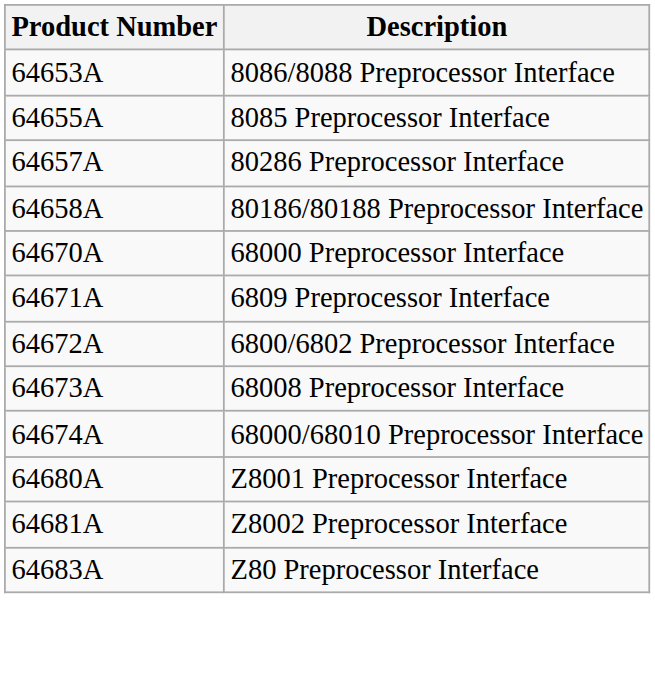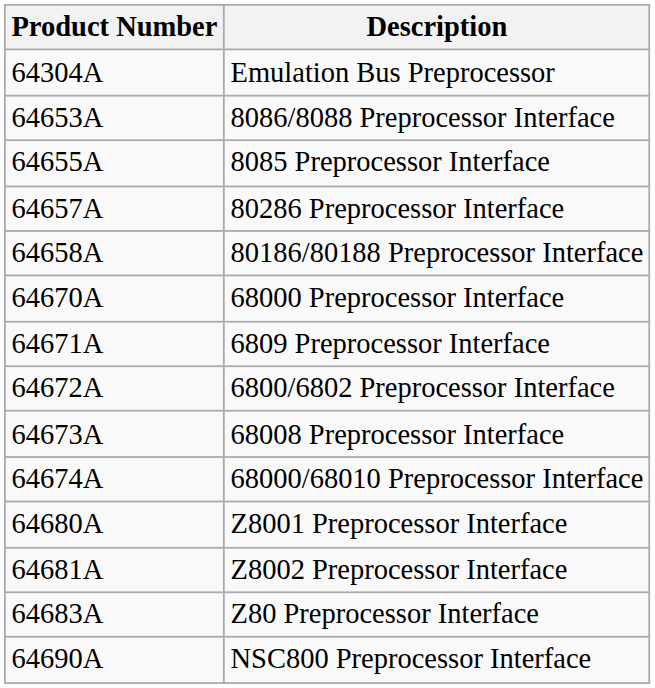+ row: (393, 72)
+ row: (411, 659)
